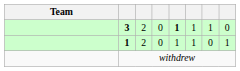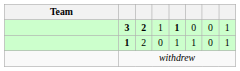(144, 27) normal -> (144, 27) bold
(160, 27) 0 -> (160, 27) 1
(194, 27) 1 -> (194, 27) 0
(210, 27) 1 -> (210, 27) 0
(227, 27) 0 -> (227, 27) 1
